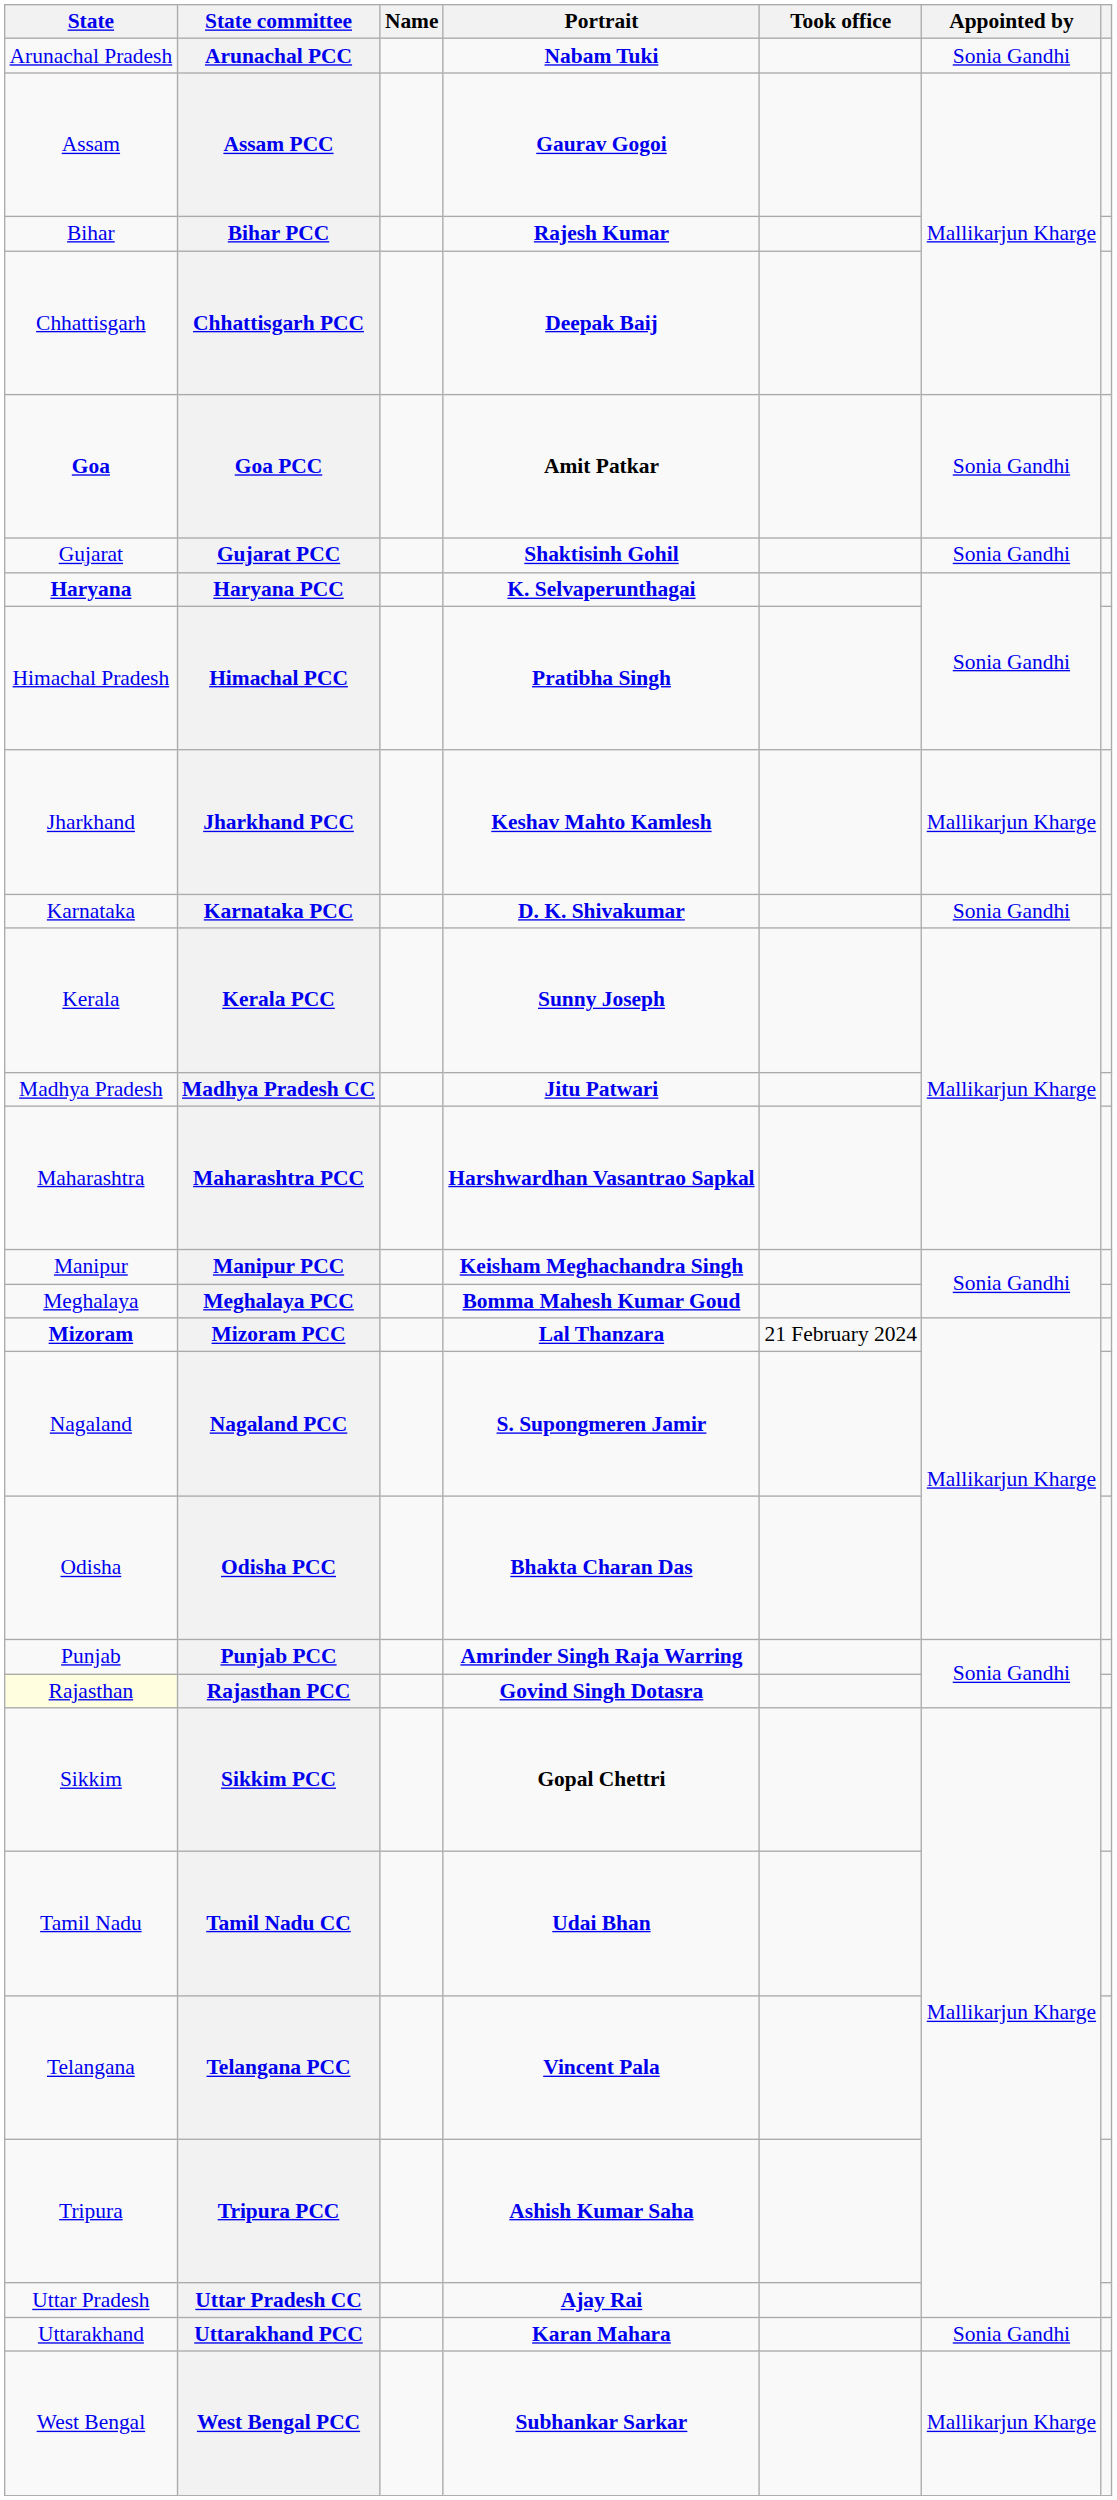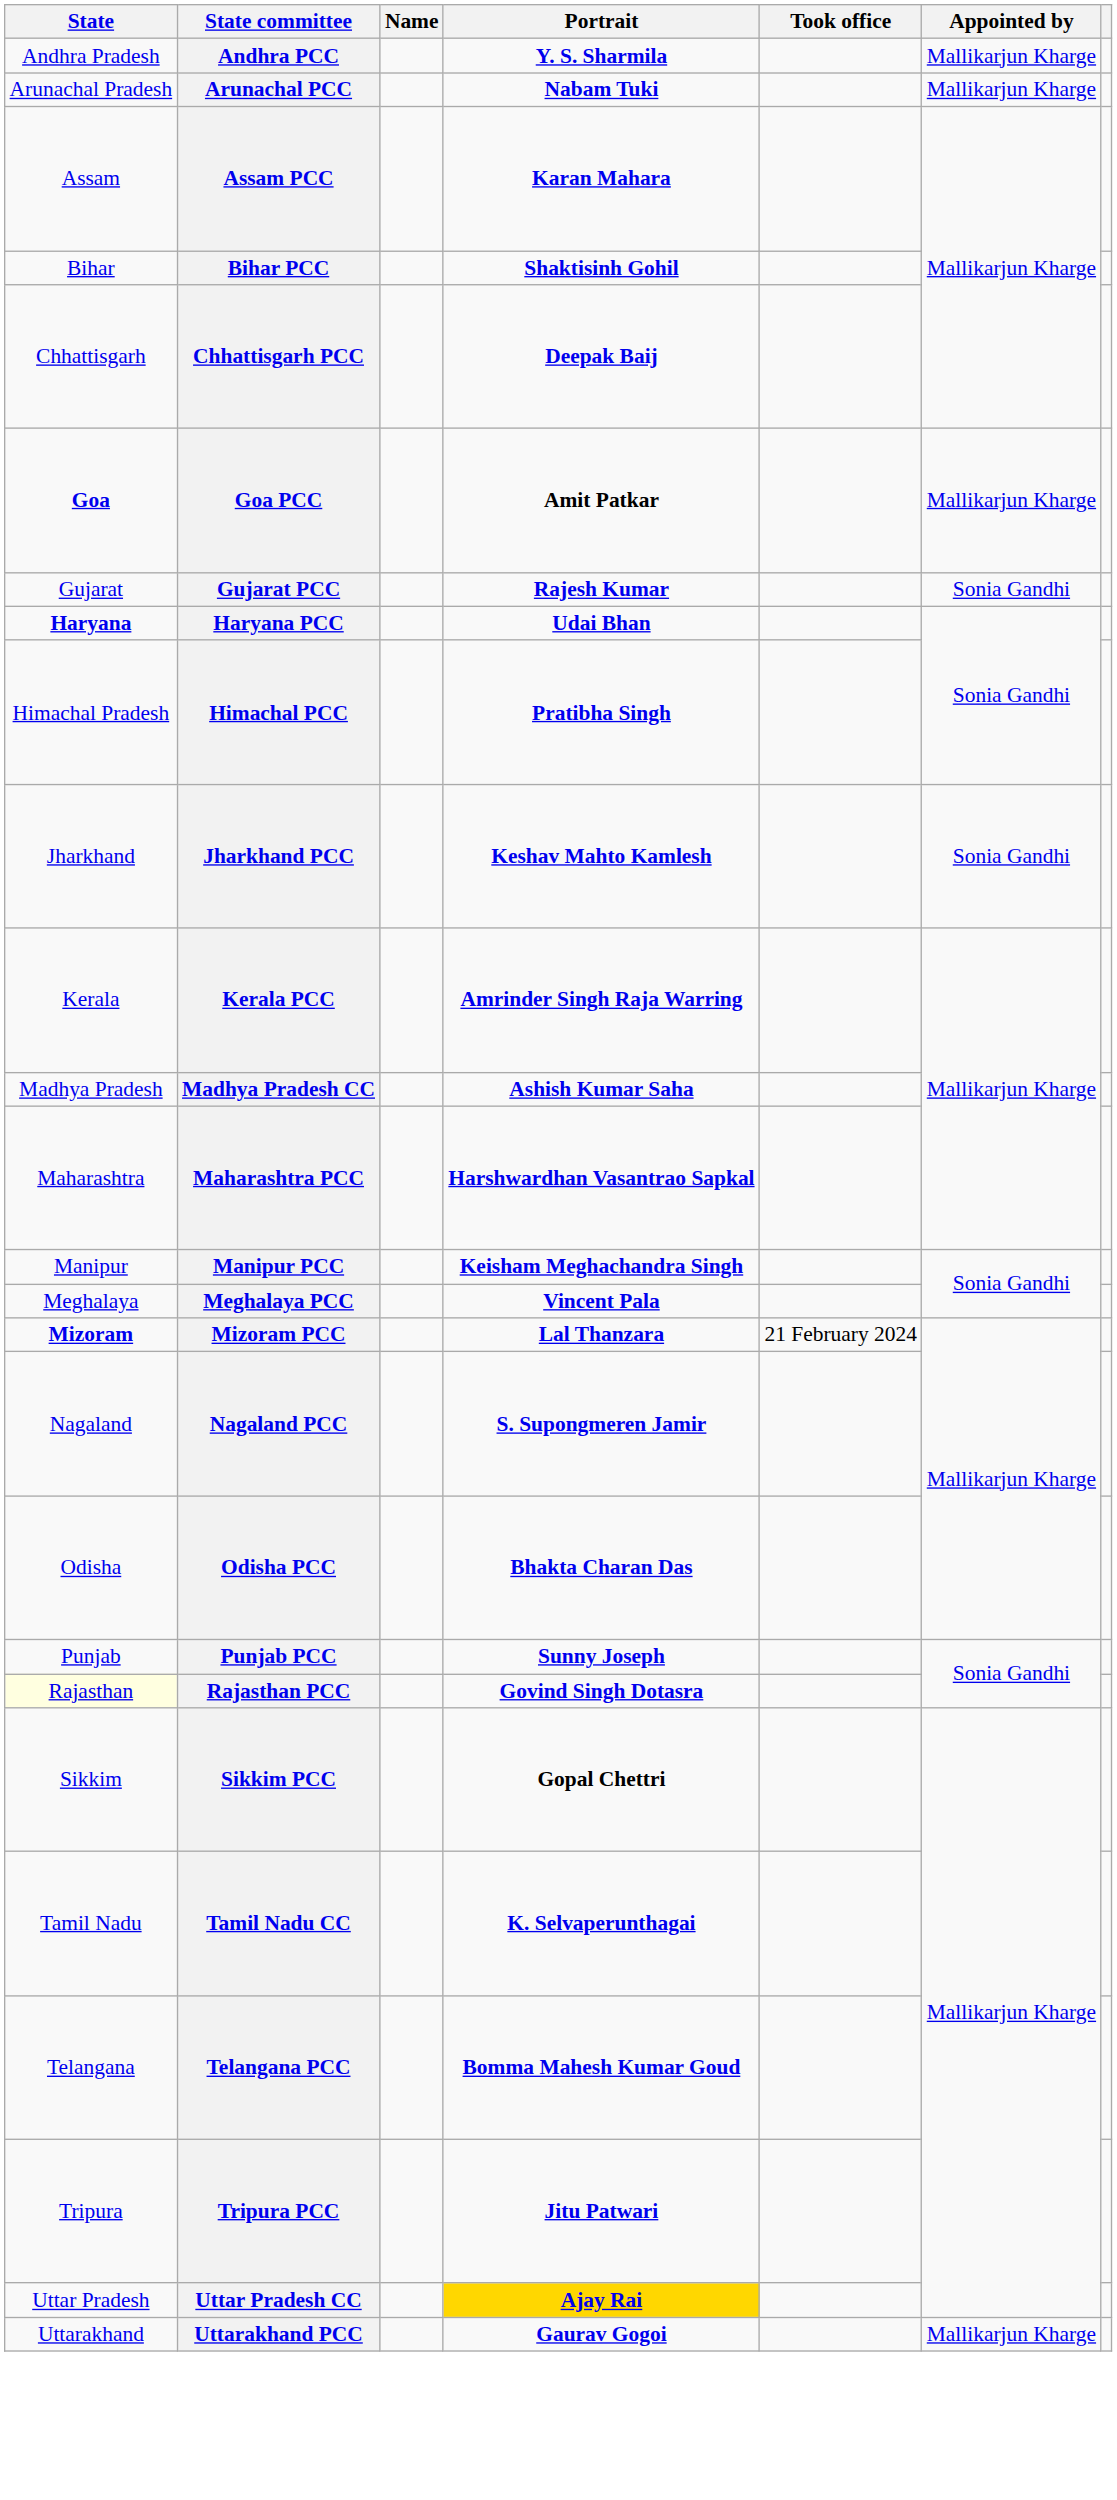+ row: (279, 55)
(1011, 55) Sonia Gandhi -> (1011, 89) Mallikarjun Kharge
(601, 144) Gaurav Gogoi -> (601, 178) Karan Mahara
(601, 233) Rajesh Kumar -> (601, 267) Shaktisinh Gohil
(1011, 466) Sonia Gandhi -> (1011, 500) Mallikarjun Kharge
(601, 555) Shaktisinh Gohil -> (601, 589) Rajesh Kumar
(601, 589) K. Selvaperunthagai -> (601, 623) Udai Bhan
(1011, 821) Mallikarjun Kharge -> (1011, 855) Sonia Gandhi
- row: (279, 910)
(601, 999) Sunny Joseph -> (601, 999) Amrinder Singh Raja Warring
(601, 1088) Jitu Patwari -> (601, 1088) Ashish Kumar Saha
(601, 1300) Bomma Mahesh Kumar Goud -> (601, 1300) Vincent Pala
(601, 1656) Amrinder Singh Raja Warring -> (601, 1656) Sunny Joseph
(601, 1923) Udai Bhan -> (601, 1923) K. Selvaperunthagai
(601, 2067) Vincent Pala -> (601, 2067) Bomma Mahesh Kumar Goud
(601, 2211) Ashish Kumar Saha -> (601, 2211) Jitu Patwari
(601, 2300) no background -> (601, 2300) gold background
(601, 2334) Karan Mahara -> (601, 2334) Gaurav Gogoi
(1011, 2334) Sonia Gandhi -> (1011, 2334) Mallikarjun Kharge
- row: (279, 2422)
